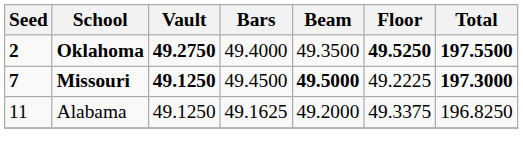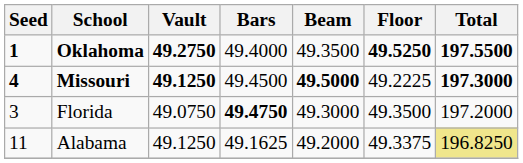(14, 50) 2 -> (14, 50) 1
(14, 81) 7 -> (14, 81) 4
+ row: (85, 111)
(476, 111) no background -> (476, 142) khaki background
